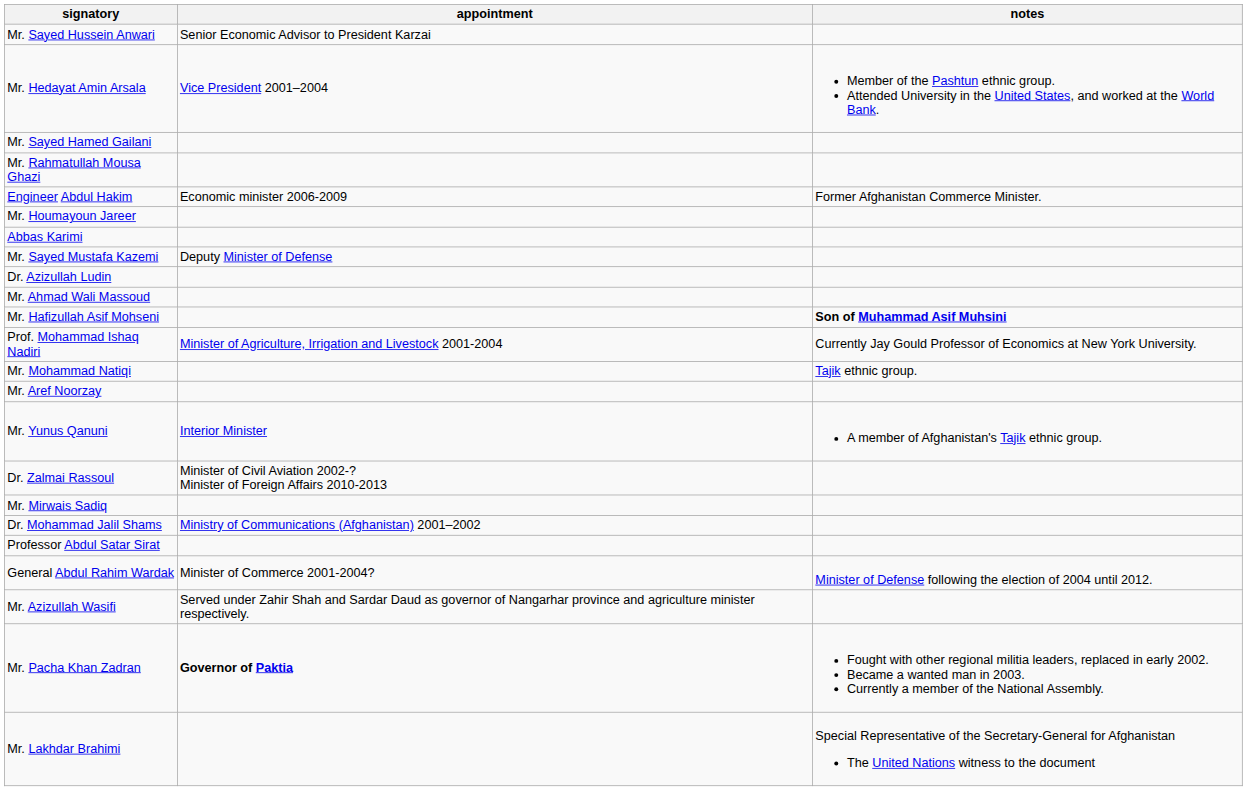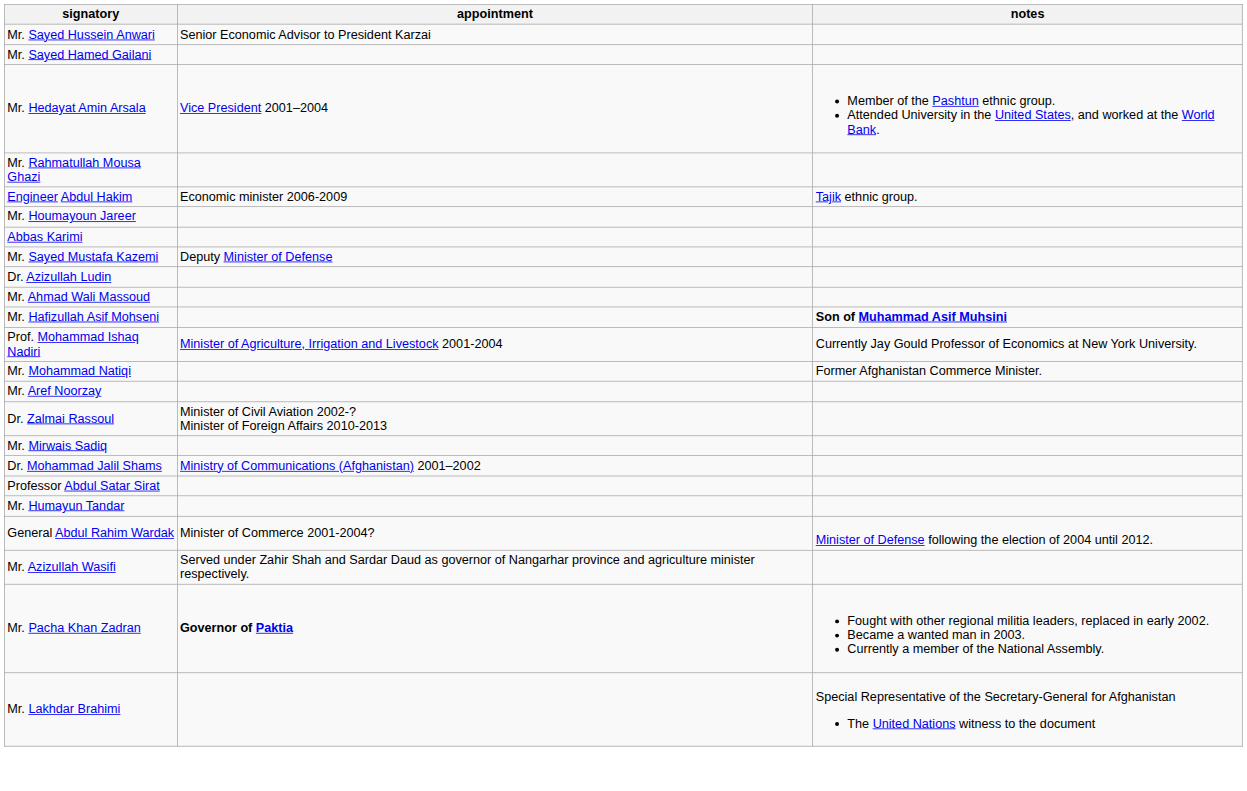rows swapped: (77, 88) <-> (79, 142)
(928, 196) Former Afghanistan Commerce Minister. -> (867, 196) Tajik ethnic group.
(866, 371) Tajik ethnic group. -> (929, 371) Former Afghanistan Commerce Minister.
- row: (57, 431)
+ row: (66, 506)
